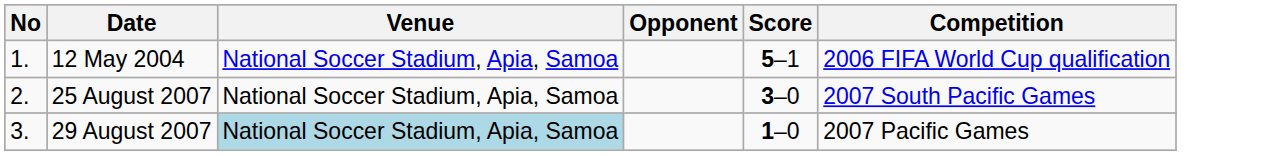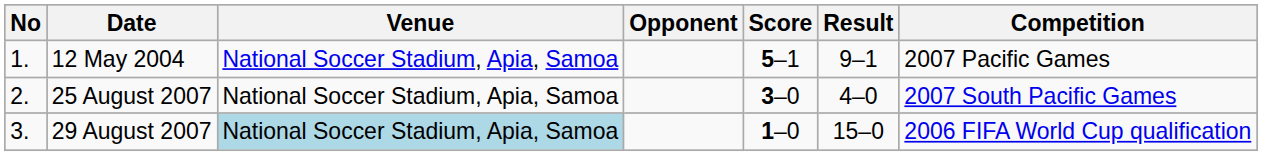+ column: (858, 23)
(997, 59) 2006 FIFA World Cup qualification -> (1007, 59) 2007 Pacific Games
(926, 131) 2007 Pacific Games -> (1078, 131) 2006 FIFA World Cup qualification
